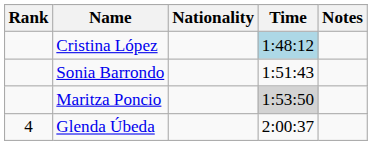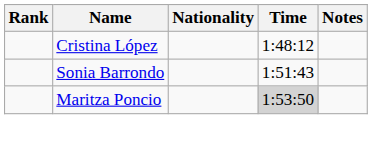(288, 45) lightblue background -> (288, 45) no background
- row: (106, 126)
